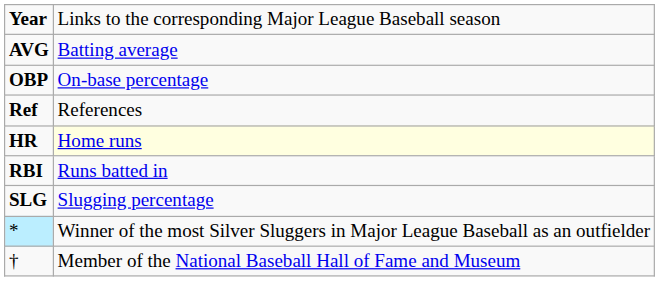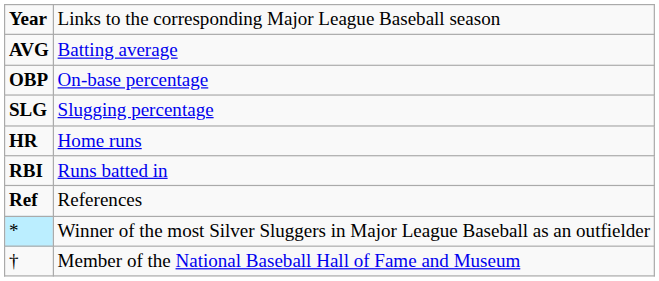rows swapped: (28, 200) <-> (23, 110)
(100, 140) lightyellow background -> (100, 140) no background
